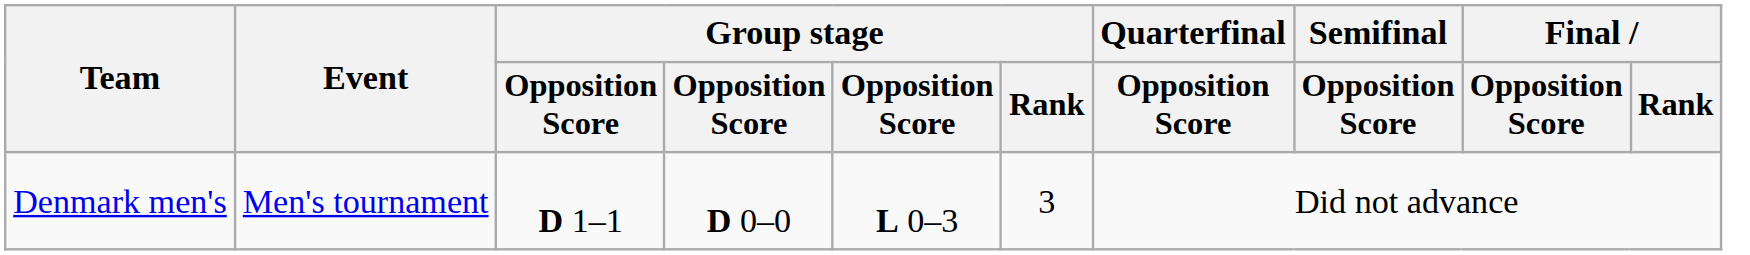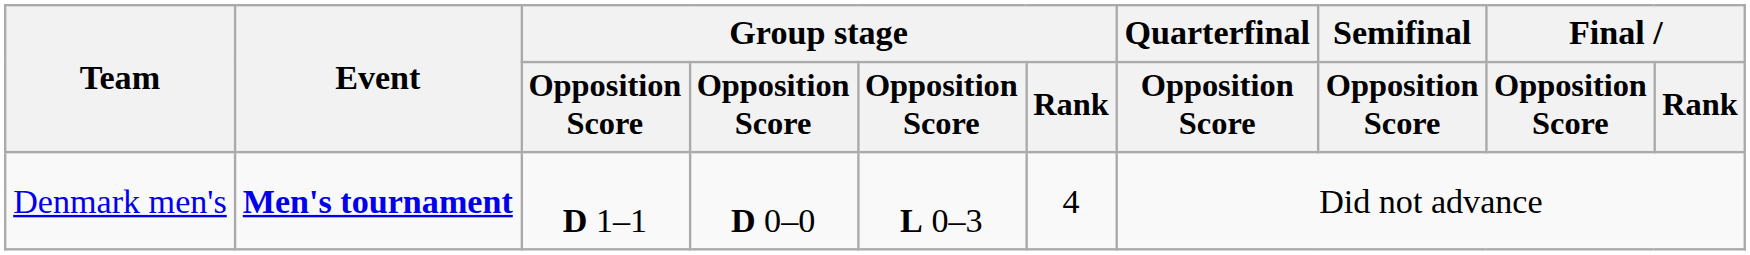(366, 200) normal -> (378, 200) bold
(1047, 200) 3 -> (1071, 200) 4
